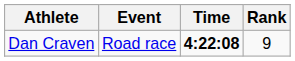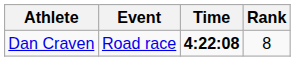(267, 43) 9 -> (267, 43) 8
